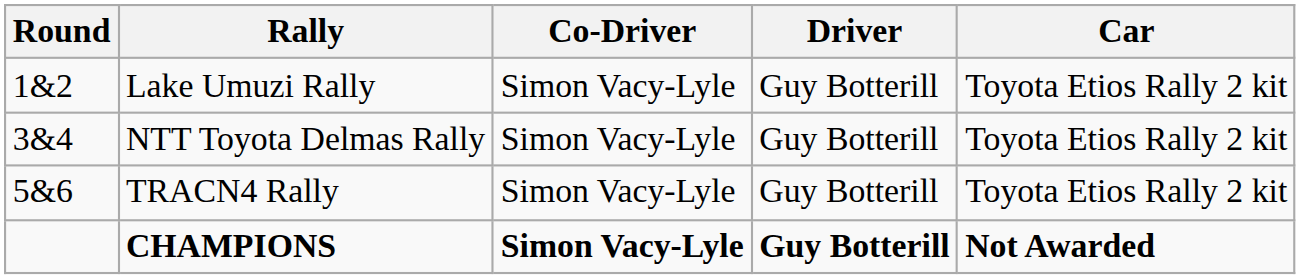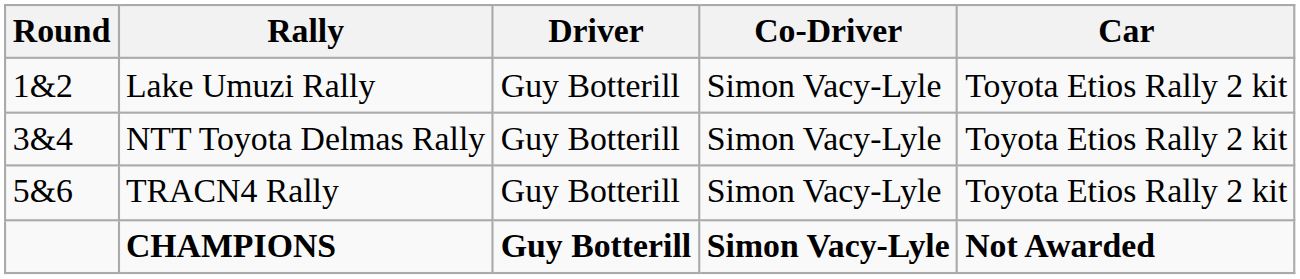columns swapped: (854, 31) <-> (622, 31)
